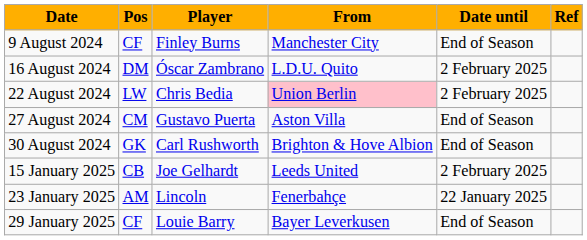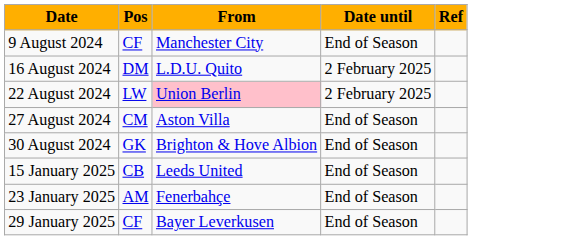- column: (210, 17)
(494, 171) 2 February 2025 -> (371, 171) End of Season
(494, 196) 22 January 2025 -> (371, 196) End of Season
